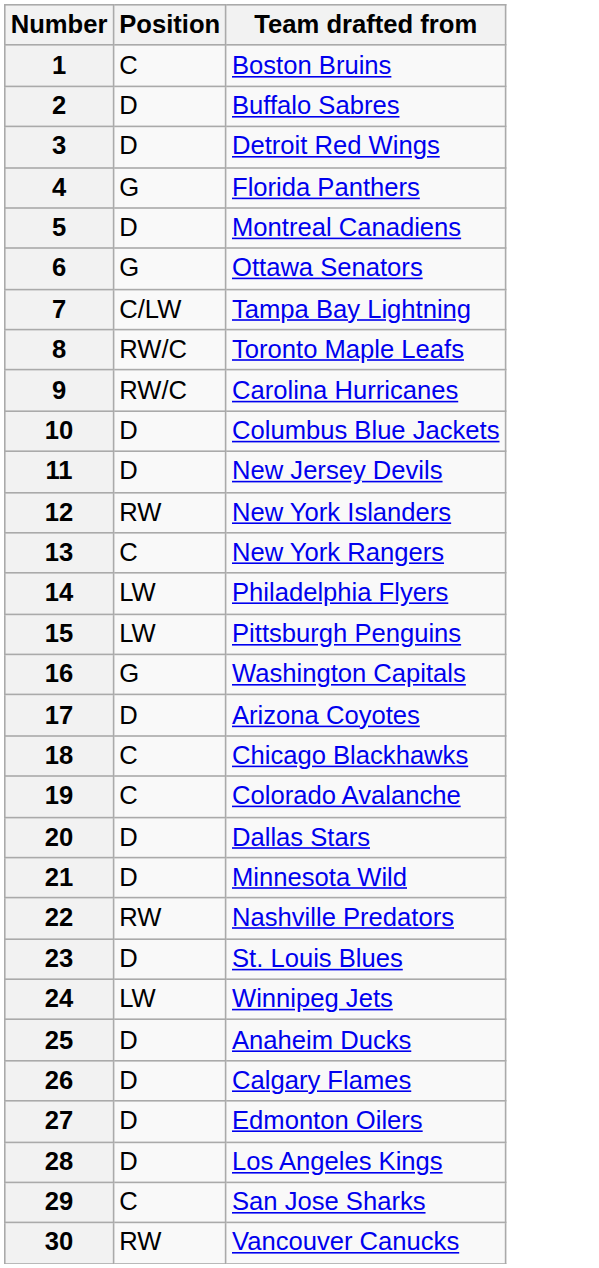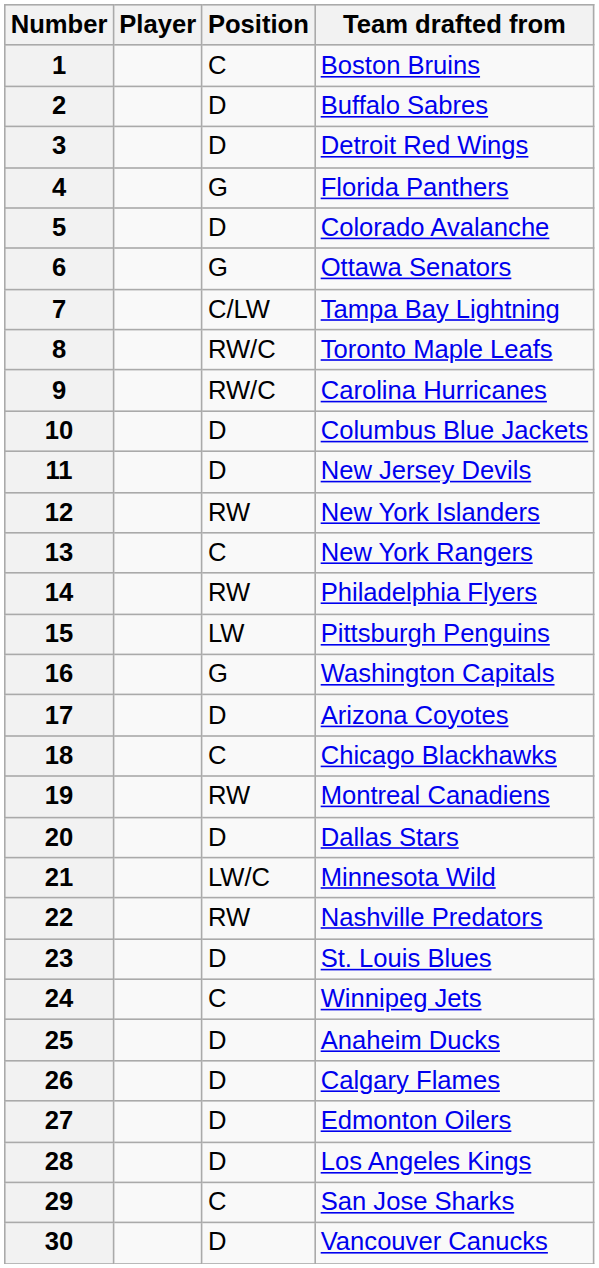+ column: (158, 24)
(347, 227) Montreal Canadiens -> (435, 227) Colorado Avalanche
(137, 593) LW -> (229, 593) RW
(128, 796) C -> (229, 796) RW
(346, 796) Colorado Avalanche -> (435, 796) Montreal Canadiens
(128, 877) D -> (239, 877) LW/C
(137, 999) LW -> (217, 999) C
(140, 1242) RW -> (217, 1242) D
